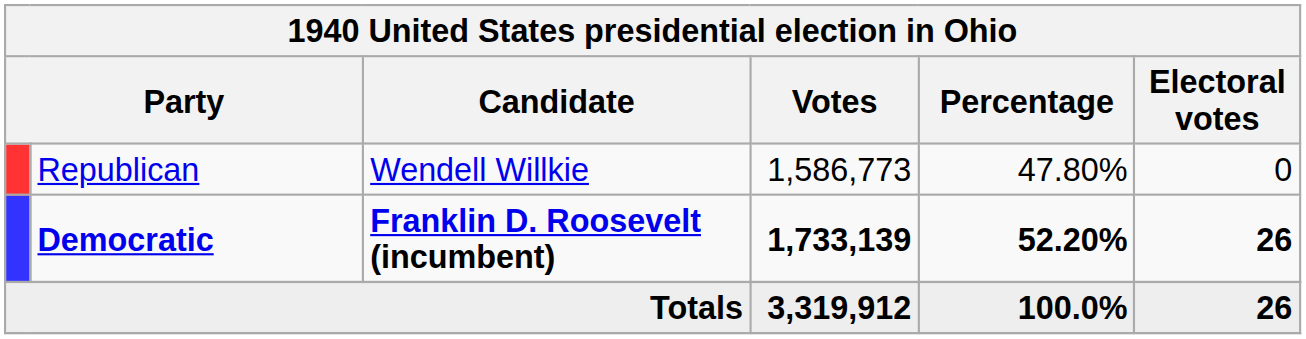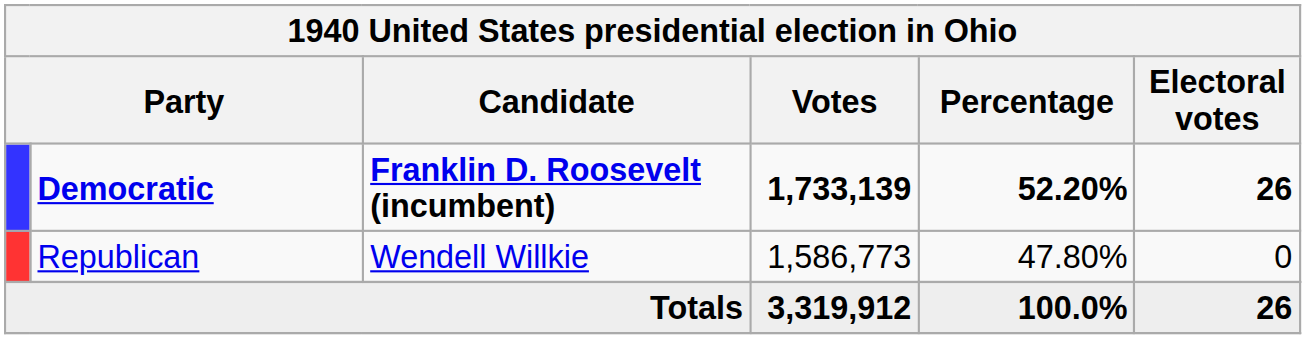rows swapped: (126, 239) <-> (118, 170)
